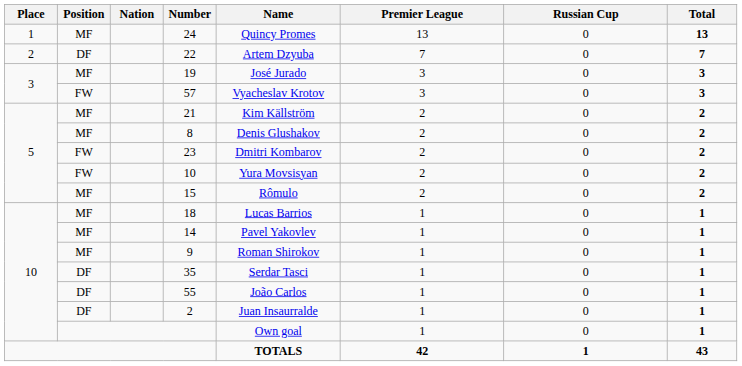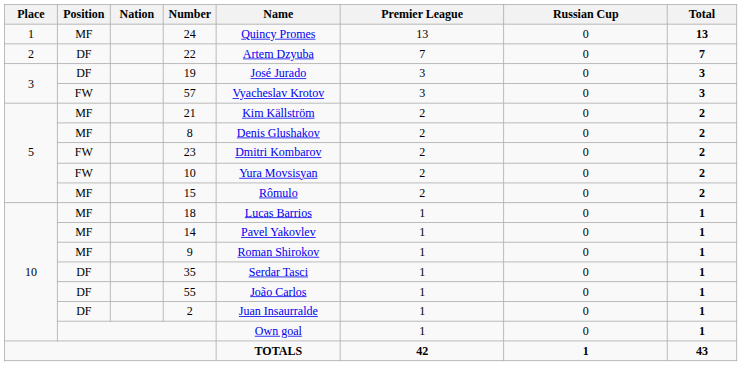(84, 73) MF -> (84, 73) DF
